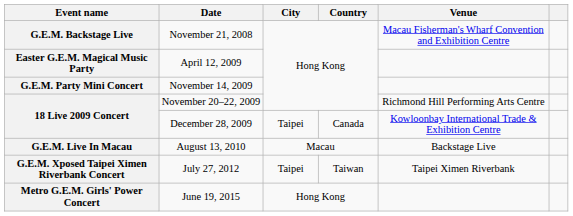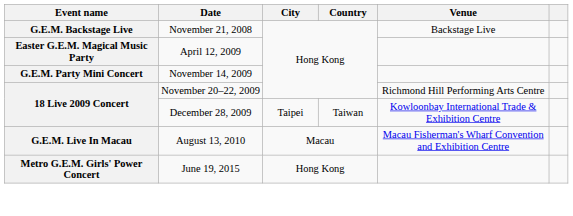(463, 35) Macau Fisherman's Wharf Convention and Exhibition Centre -> (463, 29) Backstage Live
(348, 124) Canada -> (348, 112) Taiwan
(463, 146) Backstage Live -> (463, 140) Macau Fisherman's Wharf Convention and Exhibition Centre
- row: (211, 169)
